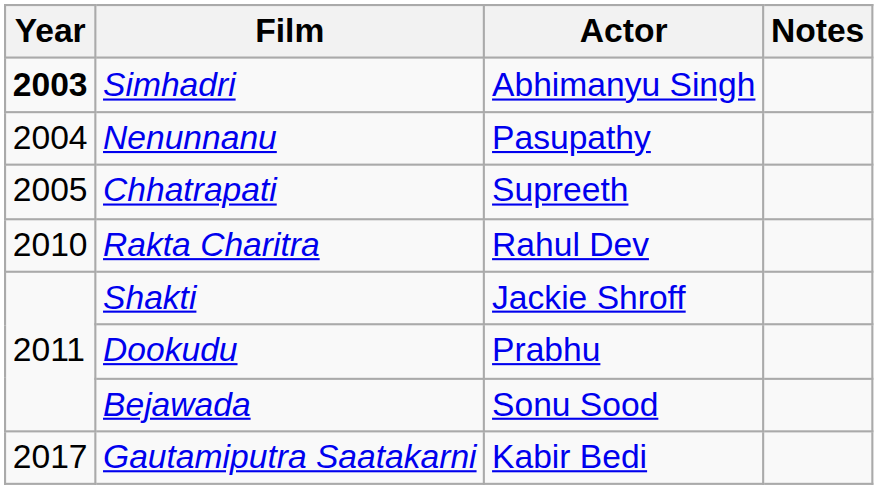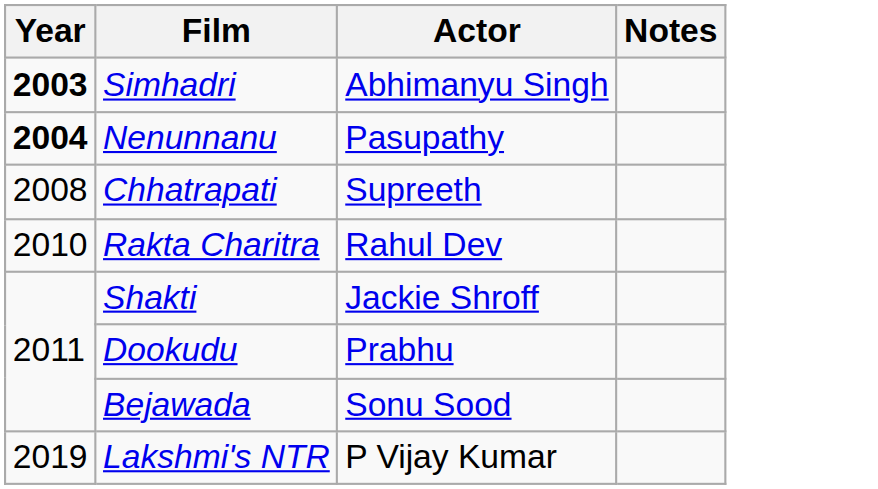(50, 137) normal -> (50, 137) bold
(50, 191) 2005 -> (50, 191) 2008
- row: (290, 457)
+ row: (216, 457)
